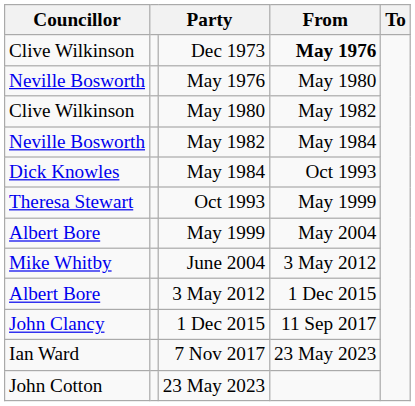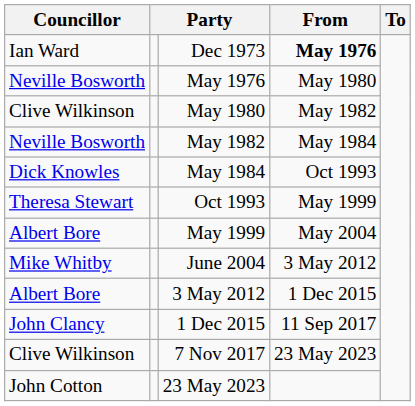(72, 50) Clive Wilkinson -> (44, 50) Ian Ward
(44, 354) Ian Ward -> (72, 354) Clive Wilkinson
